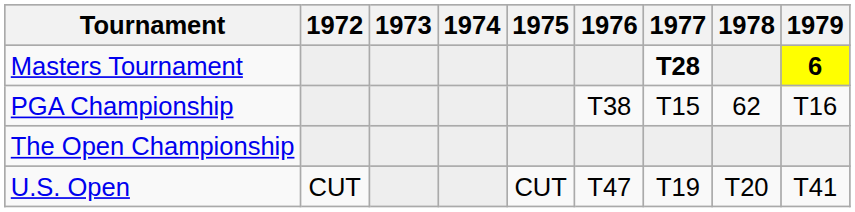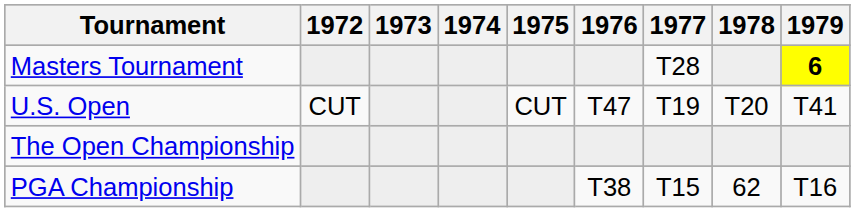(678, 66) bold -> (678, 66) normal
rows swapped: (70, 187) <-> (122, 106)
